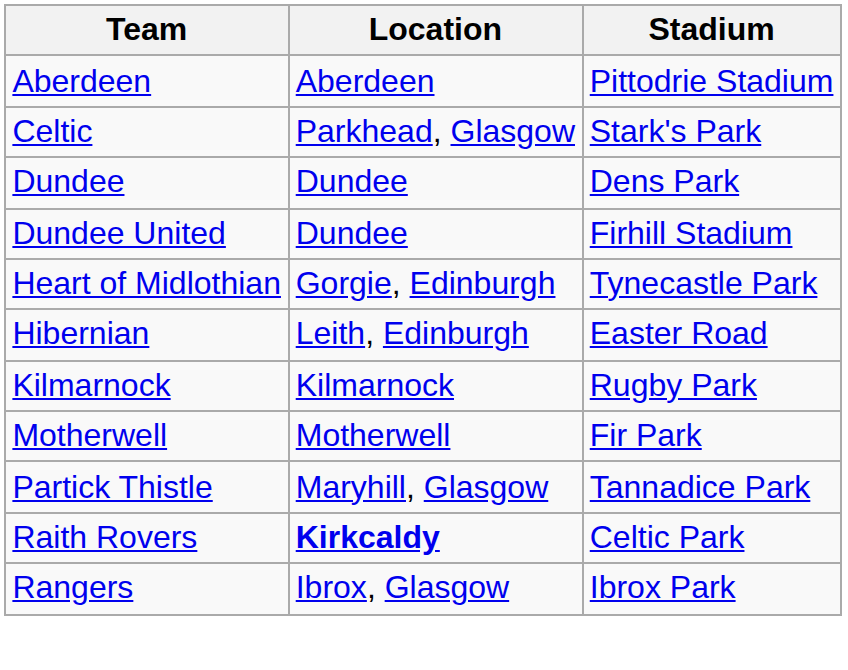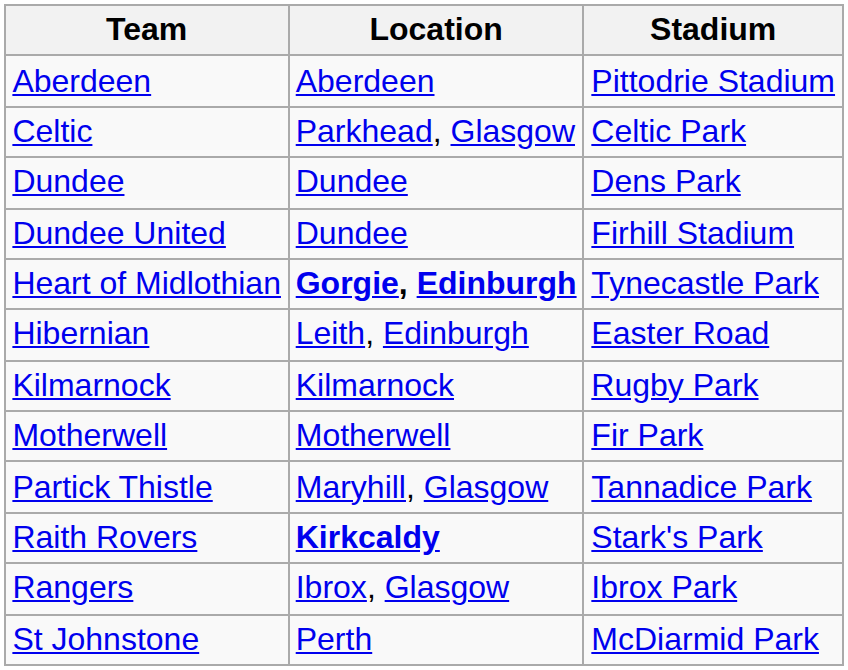(676, 131) Stark's Park -> (669, 131) Celtic Park
(426, 283) normal -> (436, 283) bold
(667, 537) Celtic Park -> (677, 537) Stark's Park
+ row: (106, 638)
